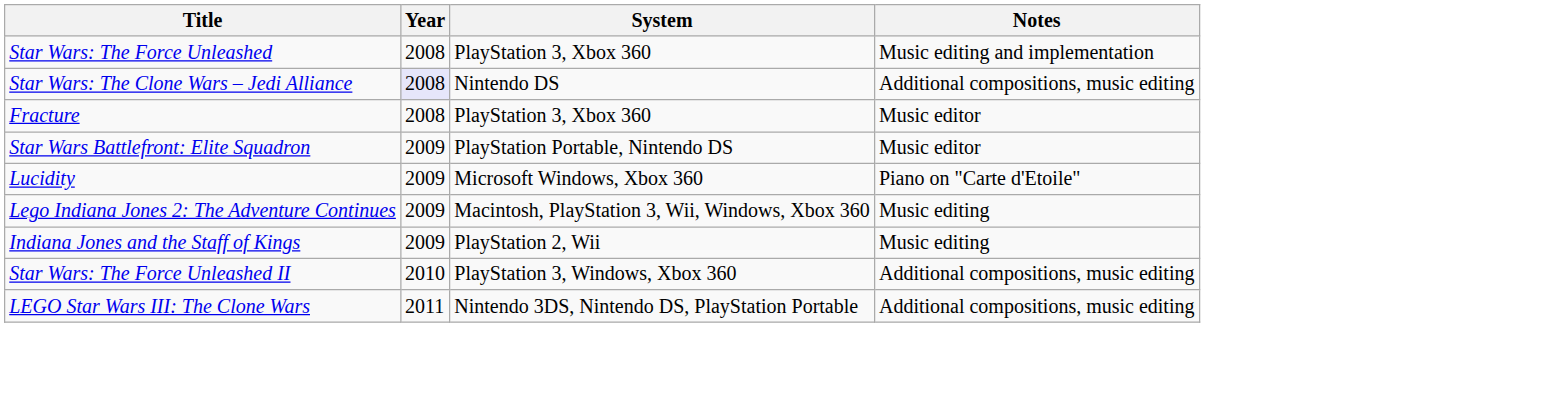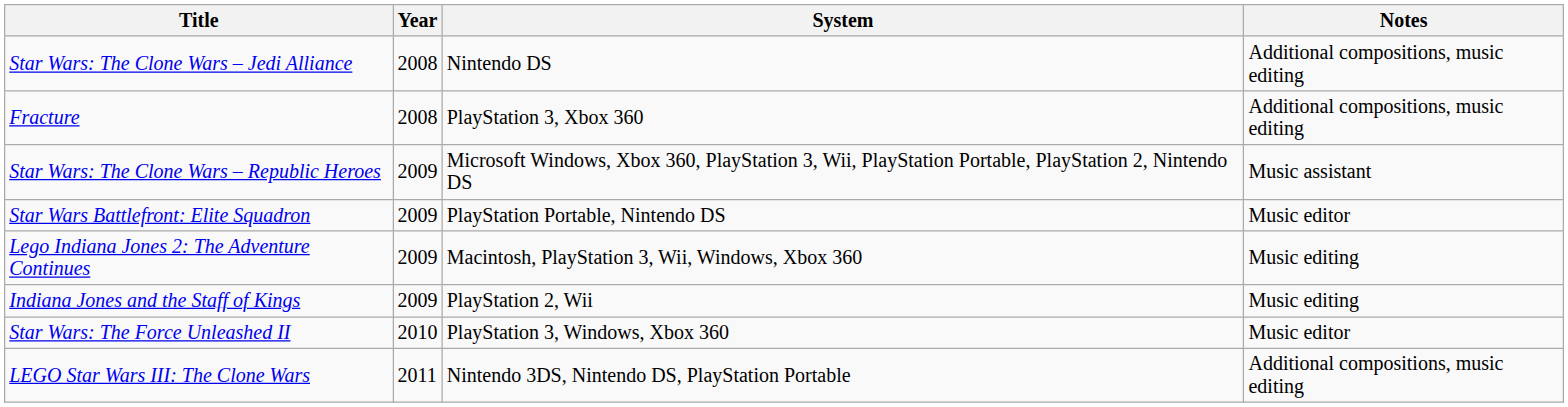- row: (141, 52)
(425, 83) lavender background -> (418, 63) no background
(930, 115) Music editor -> (1376, 117) Additional compositions, music editing
+ row: (195, 171)
- row: (42, 178)
(1037, 274) Additional compositions, music editing -> (1299, 332) Music editor
